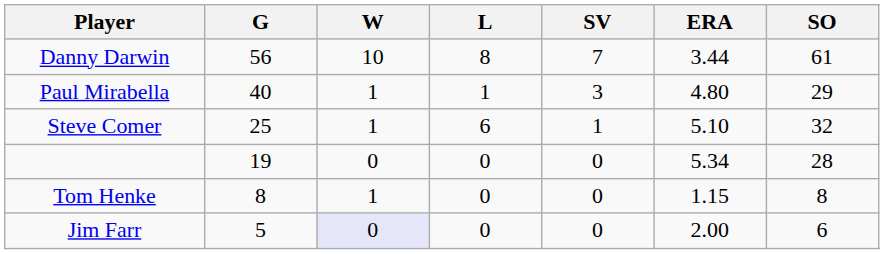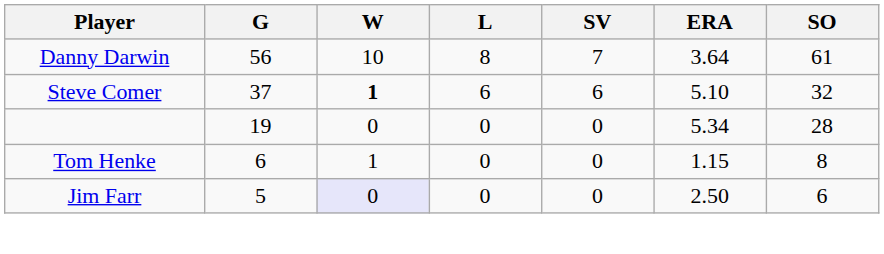(710, 56) 3.44 -> (710, 56) 3.64
- row: (105, 91)
(260, 126) 25 -> (260, 91) 37
(373, 126) normal -> (373, 91) bold
(597, 126) 1 -> (597, 91) 6
(260, 195) 8 -> (260, 160) 6
(710, 230) 2.00 -> (710, 195) 2.50
